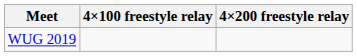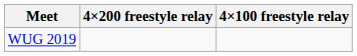columns swapped: (148, 16) <-> (284, 16)
